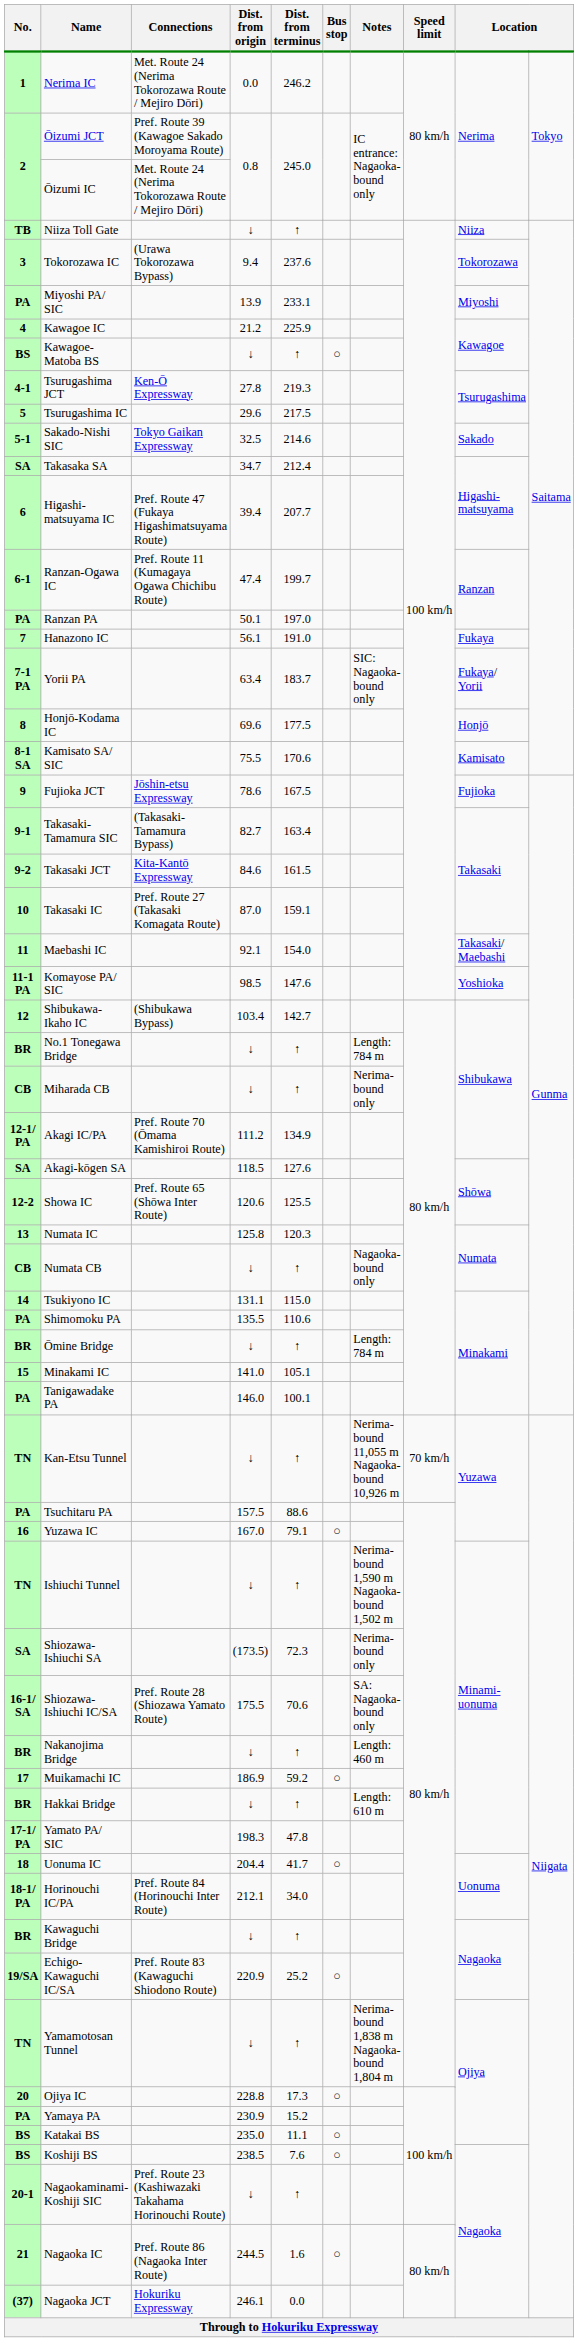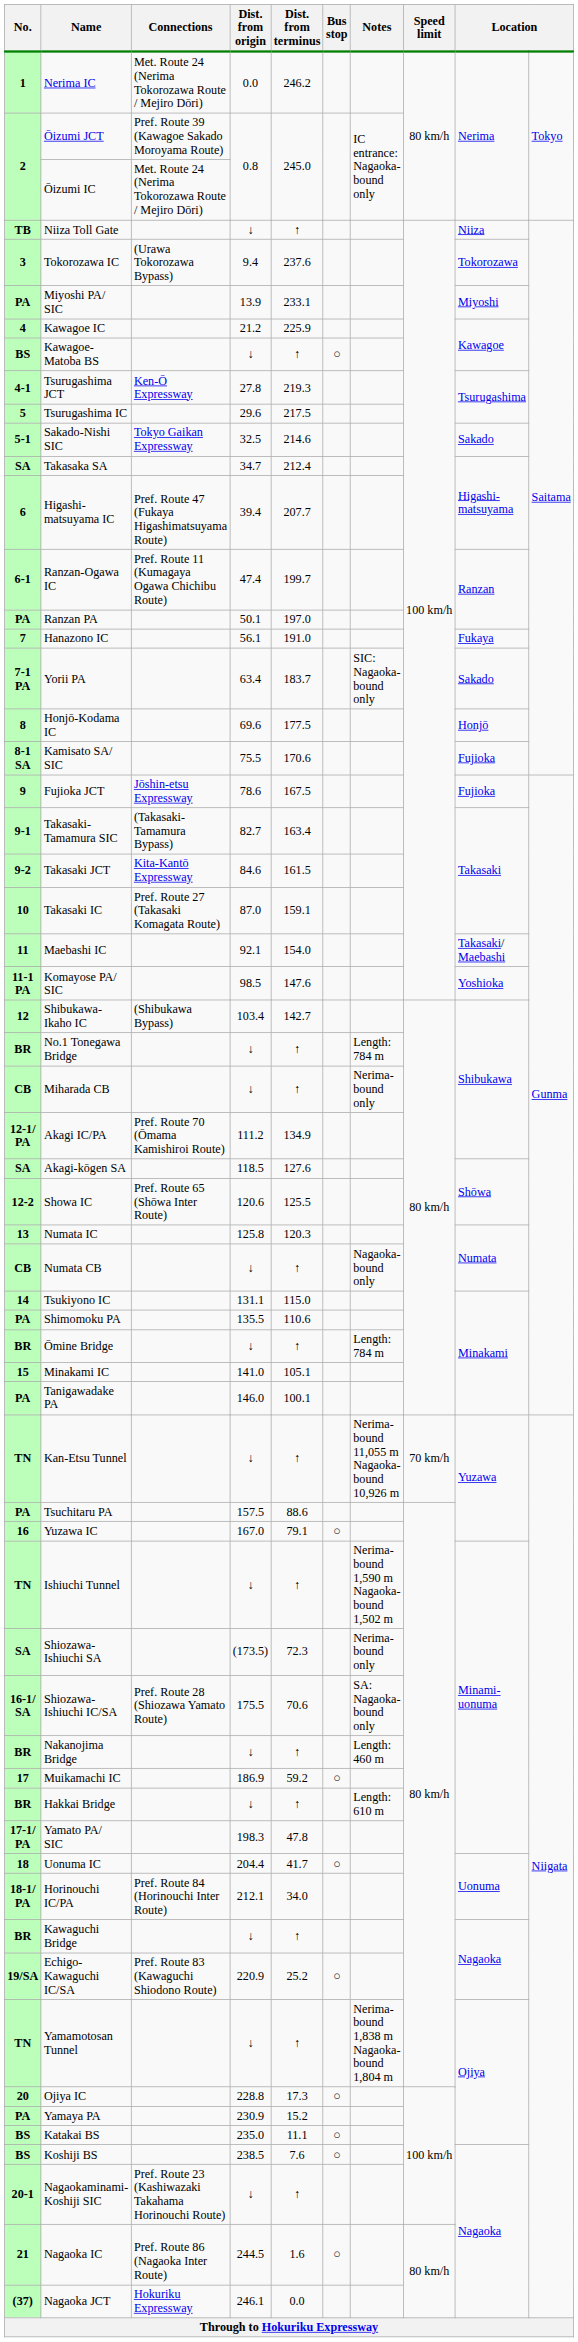(478, 678) Fukaya/ Yorii -> (476, 678) Sakado
(481, 758) Kamisato -> (477, 758) Fujioka
